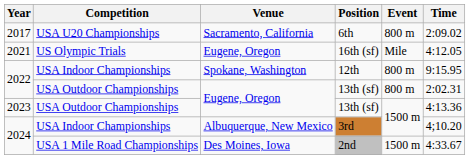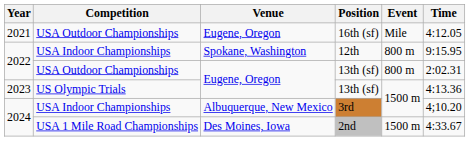- row: (19, 32)
(81, 51) US Olympic Trials -> (107, 32) USA Outdoor Championships
(107, 107) USA Outdoor Championships -> (81, 88) US Olympic Trials
